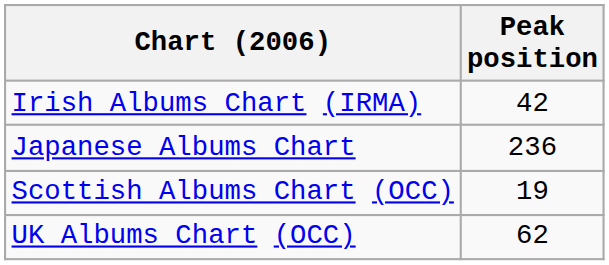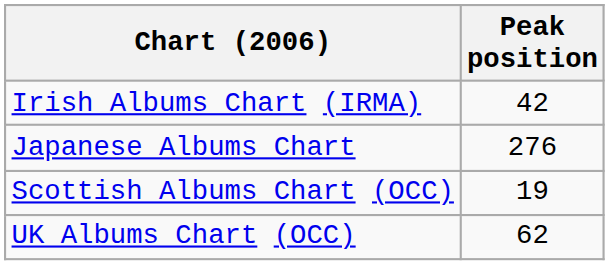(532, 148) 236 -> (532, 148) 276
